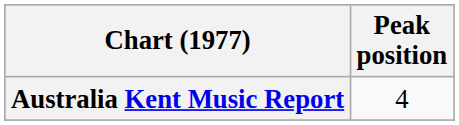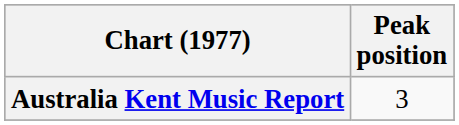(402, 98) 4 -> (402, 98) 3
